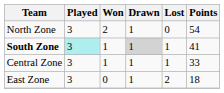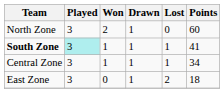(194, 29) 54 -> (194, 29) 60
(131, 46) lightgrey background -> (131, 46) no background
(194, 63) 33 -> (194, 63) 34
